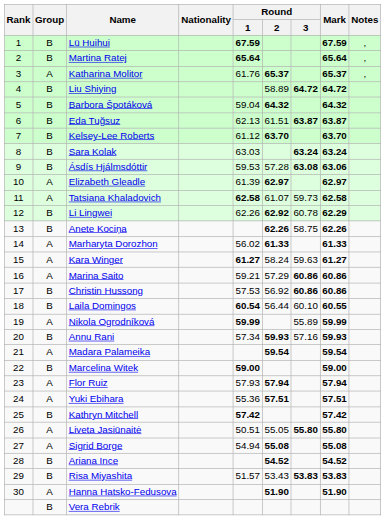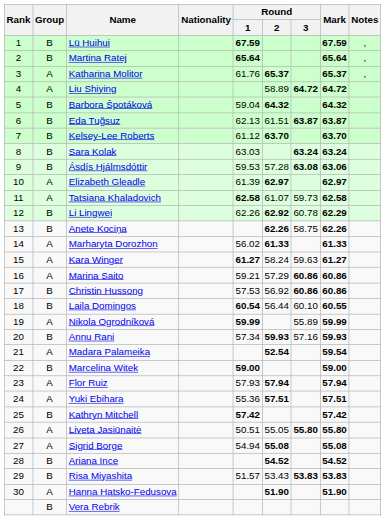(50, 89) B -> (50, 89) A
(277, 352) 59.54 -> (277, 352) 52.54
